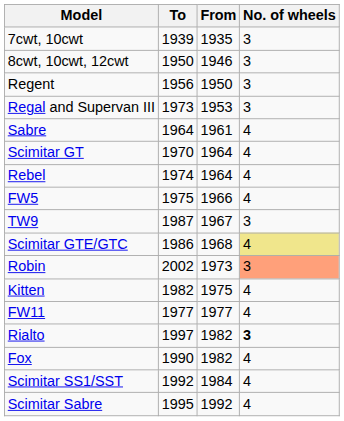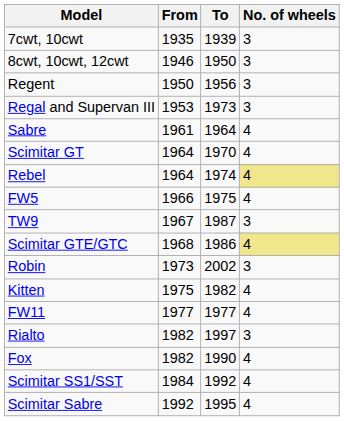columns swapped: (218, 15) <-> (178, 15)
(247, 175) no background -> (247, 175) khaki background
(247, 267) lightsalmon background -> (247, 267) no background
(247, 335) bold -> (247, 335) normal
